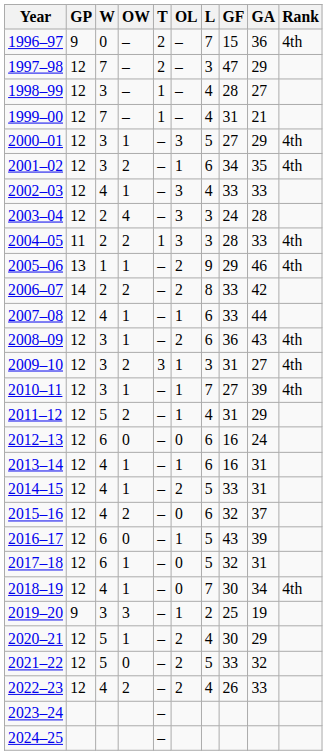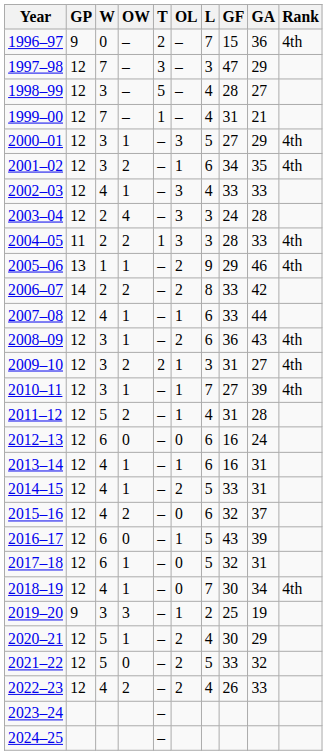(161, 66) 2 -> (161, 66) 3
(161, 91) 1 -> (161, 91) 5
(161, 365) 3 -> (161, 365) 2
(259, 414) 29 -> (259, 414) 28
